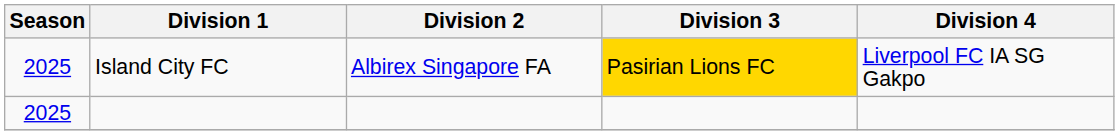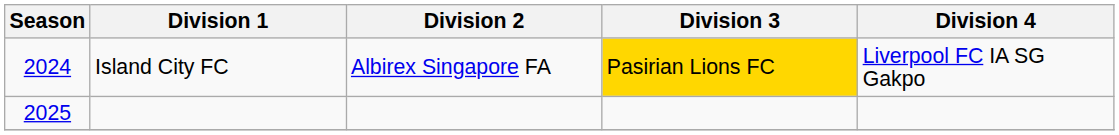(47, 67) 2025 -> (47, 67) 2024
